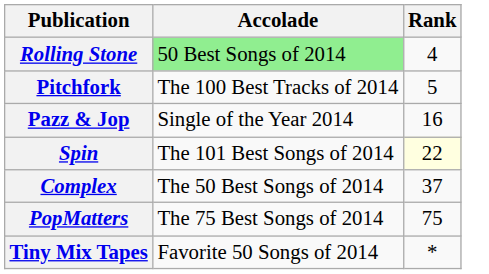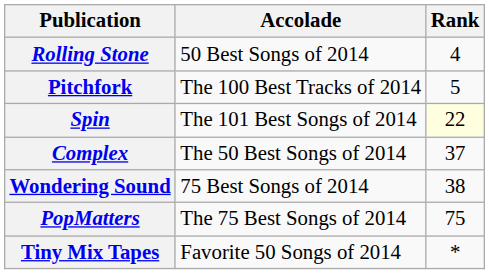(252, 53) lightgreen background -> (275, 53) no background
- row: (79, 119)
+ row: (90, 185)
